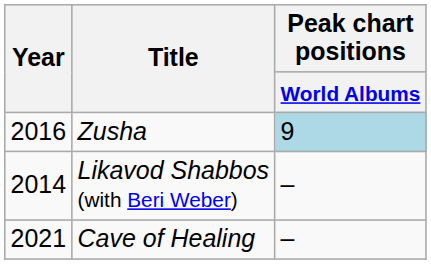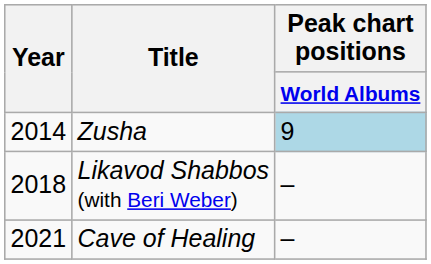(38, 131) 2016 -> (38, 131) 2014
(38, 185) 2014 -> (38, 185) 2018
